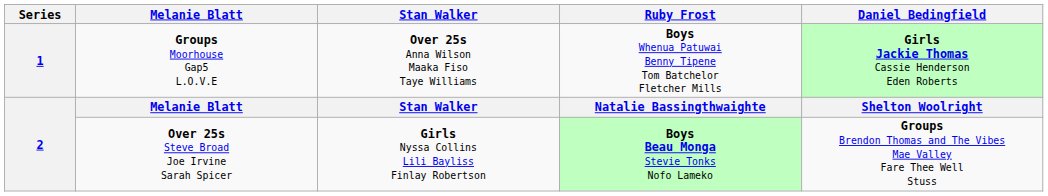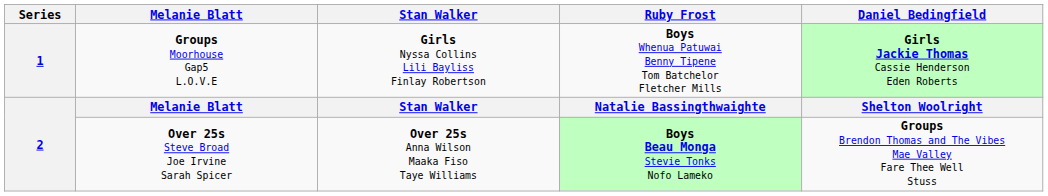(438, 61) Over 25s Anna Wilson Maaka Fiso Taye Williams -> (438, 61) Girls Nyssa Collins Lili Bayliss Finlay Robertson
(438, 154) Girls Nyssa Collins Lili Bayliss Finlay Robertson -> (438, 154) Over 25s Anna Wilson Maaka Fiso Taye Williams
